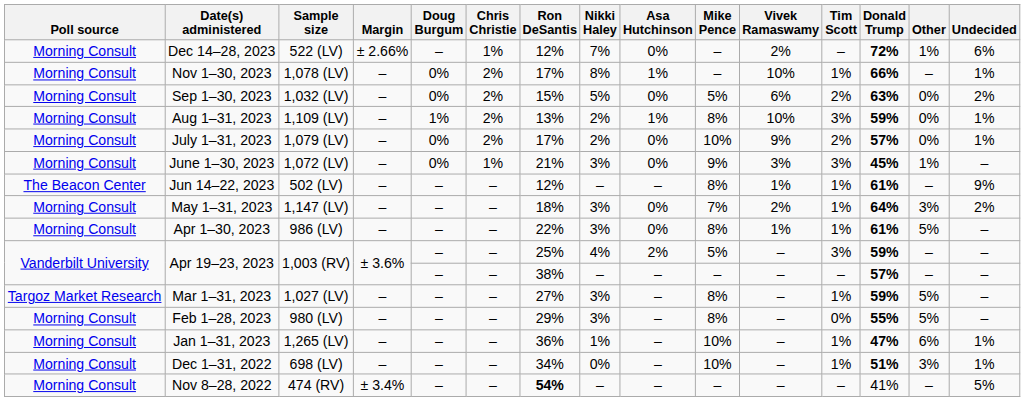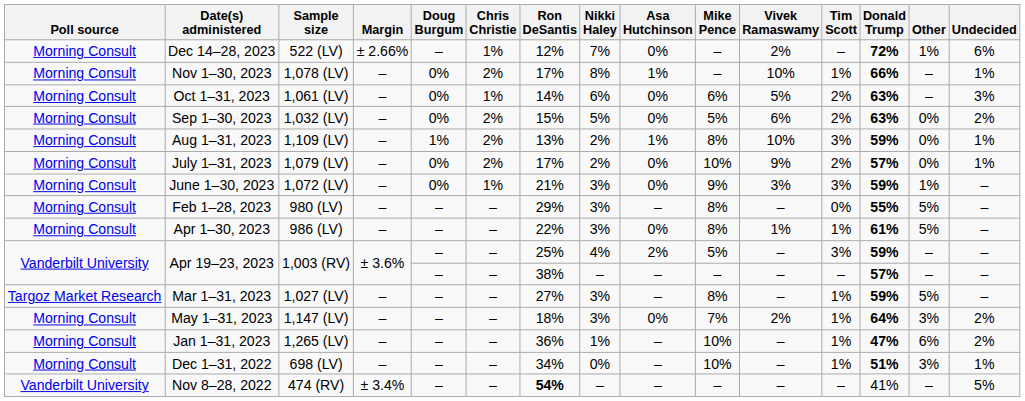+ row: (222, 96)
(884, 163) 45% -> (884, 185) 59%
- row: (222, 185)
rows swapped: (222, 208) <-> (222, 319)
(984, 341) 1% -> (984, 341) 2%
(85, 386) Morning Consult -> (85, 386) Vanderbilt University
